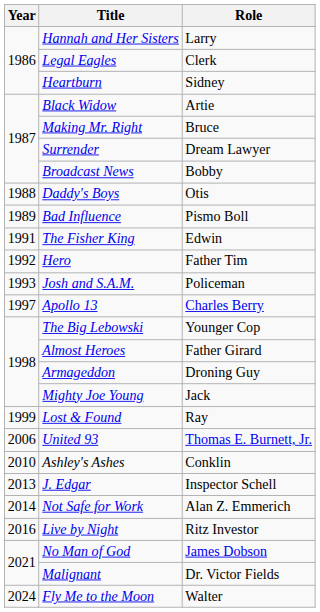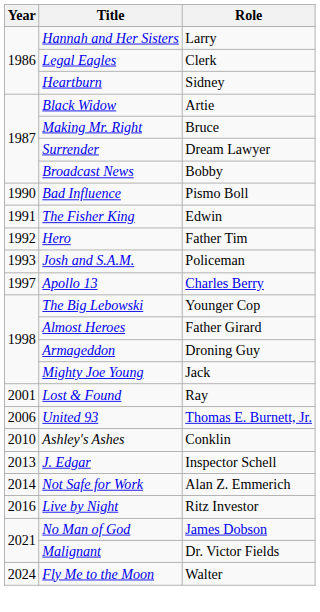- row: (81, 194)
(22, 216) 1989 -> (22, 194) 1990
(22, 417) 1999 -> (22, 395) 2001
